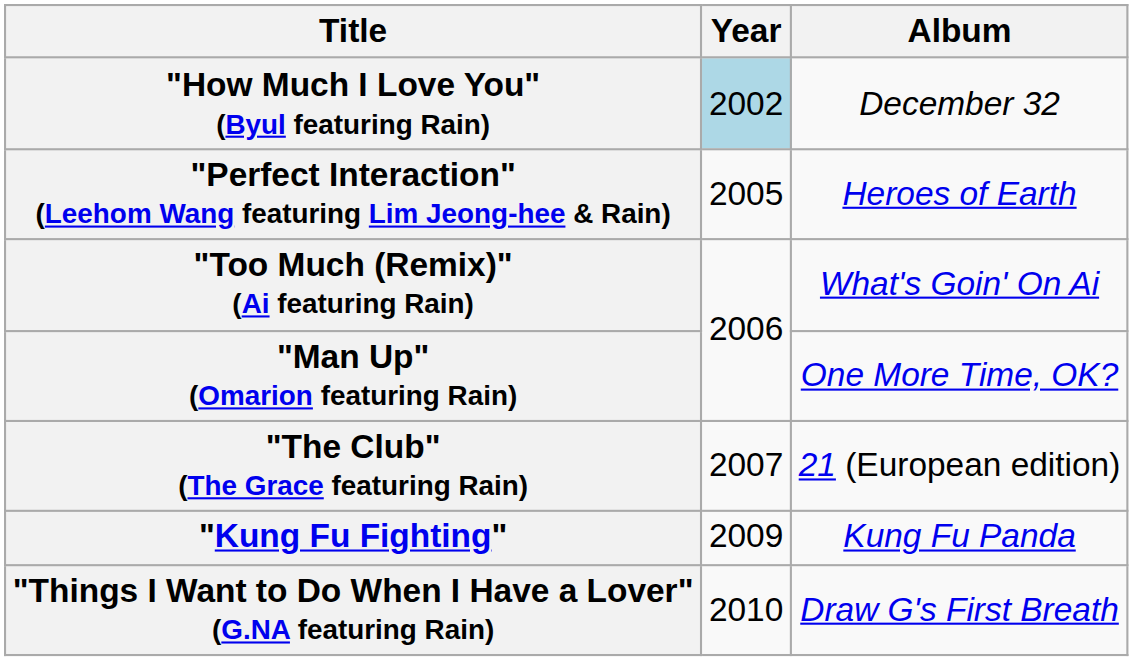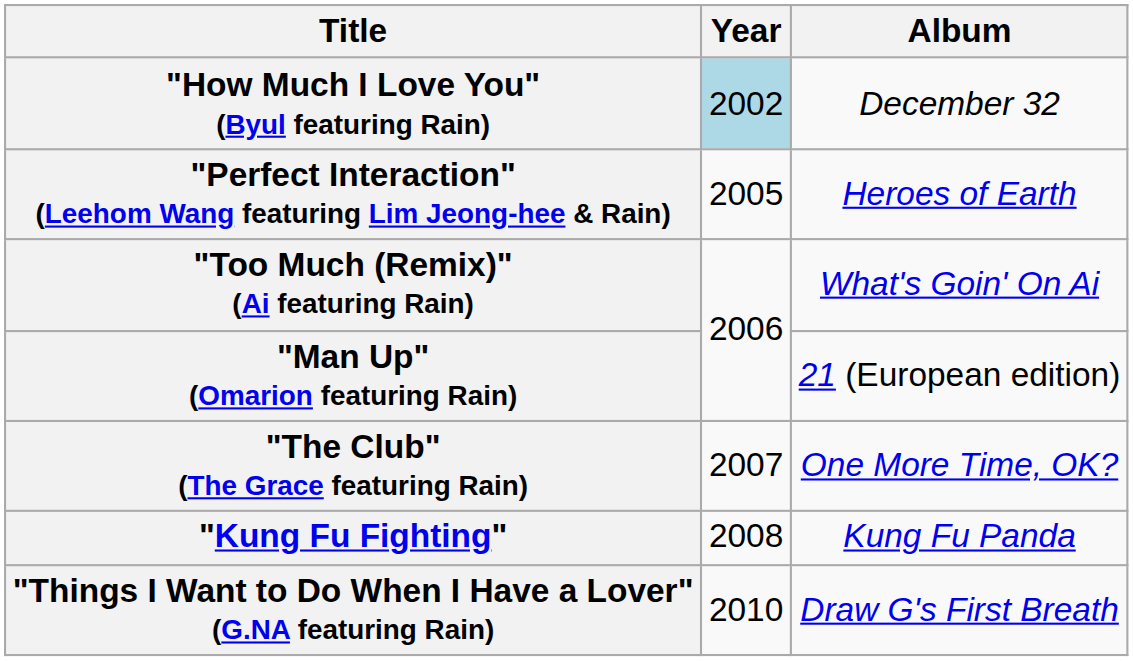(960, 374) One More Time, OK? -> (960, 374) 21 (European edition)
(960, 465) 21 (European edition) -> (960, 465) One More Time, OK?
(746, 537) 2009 -> (746, 537) 2008
